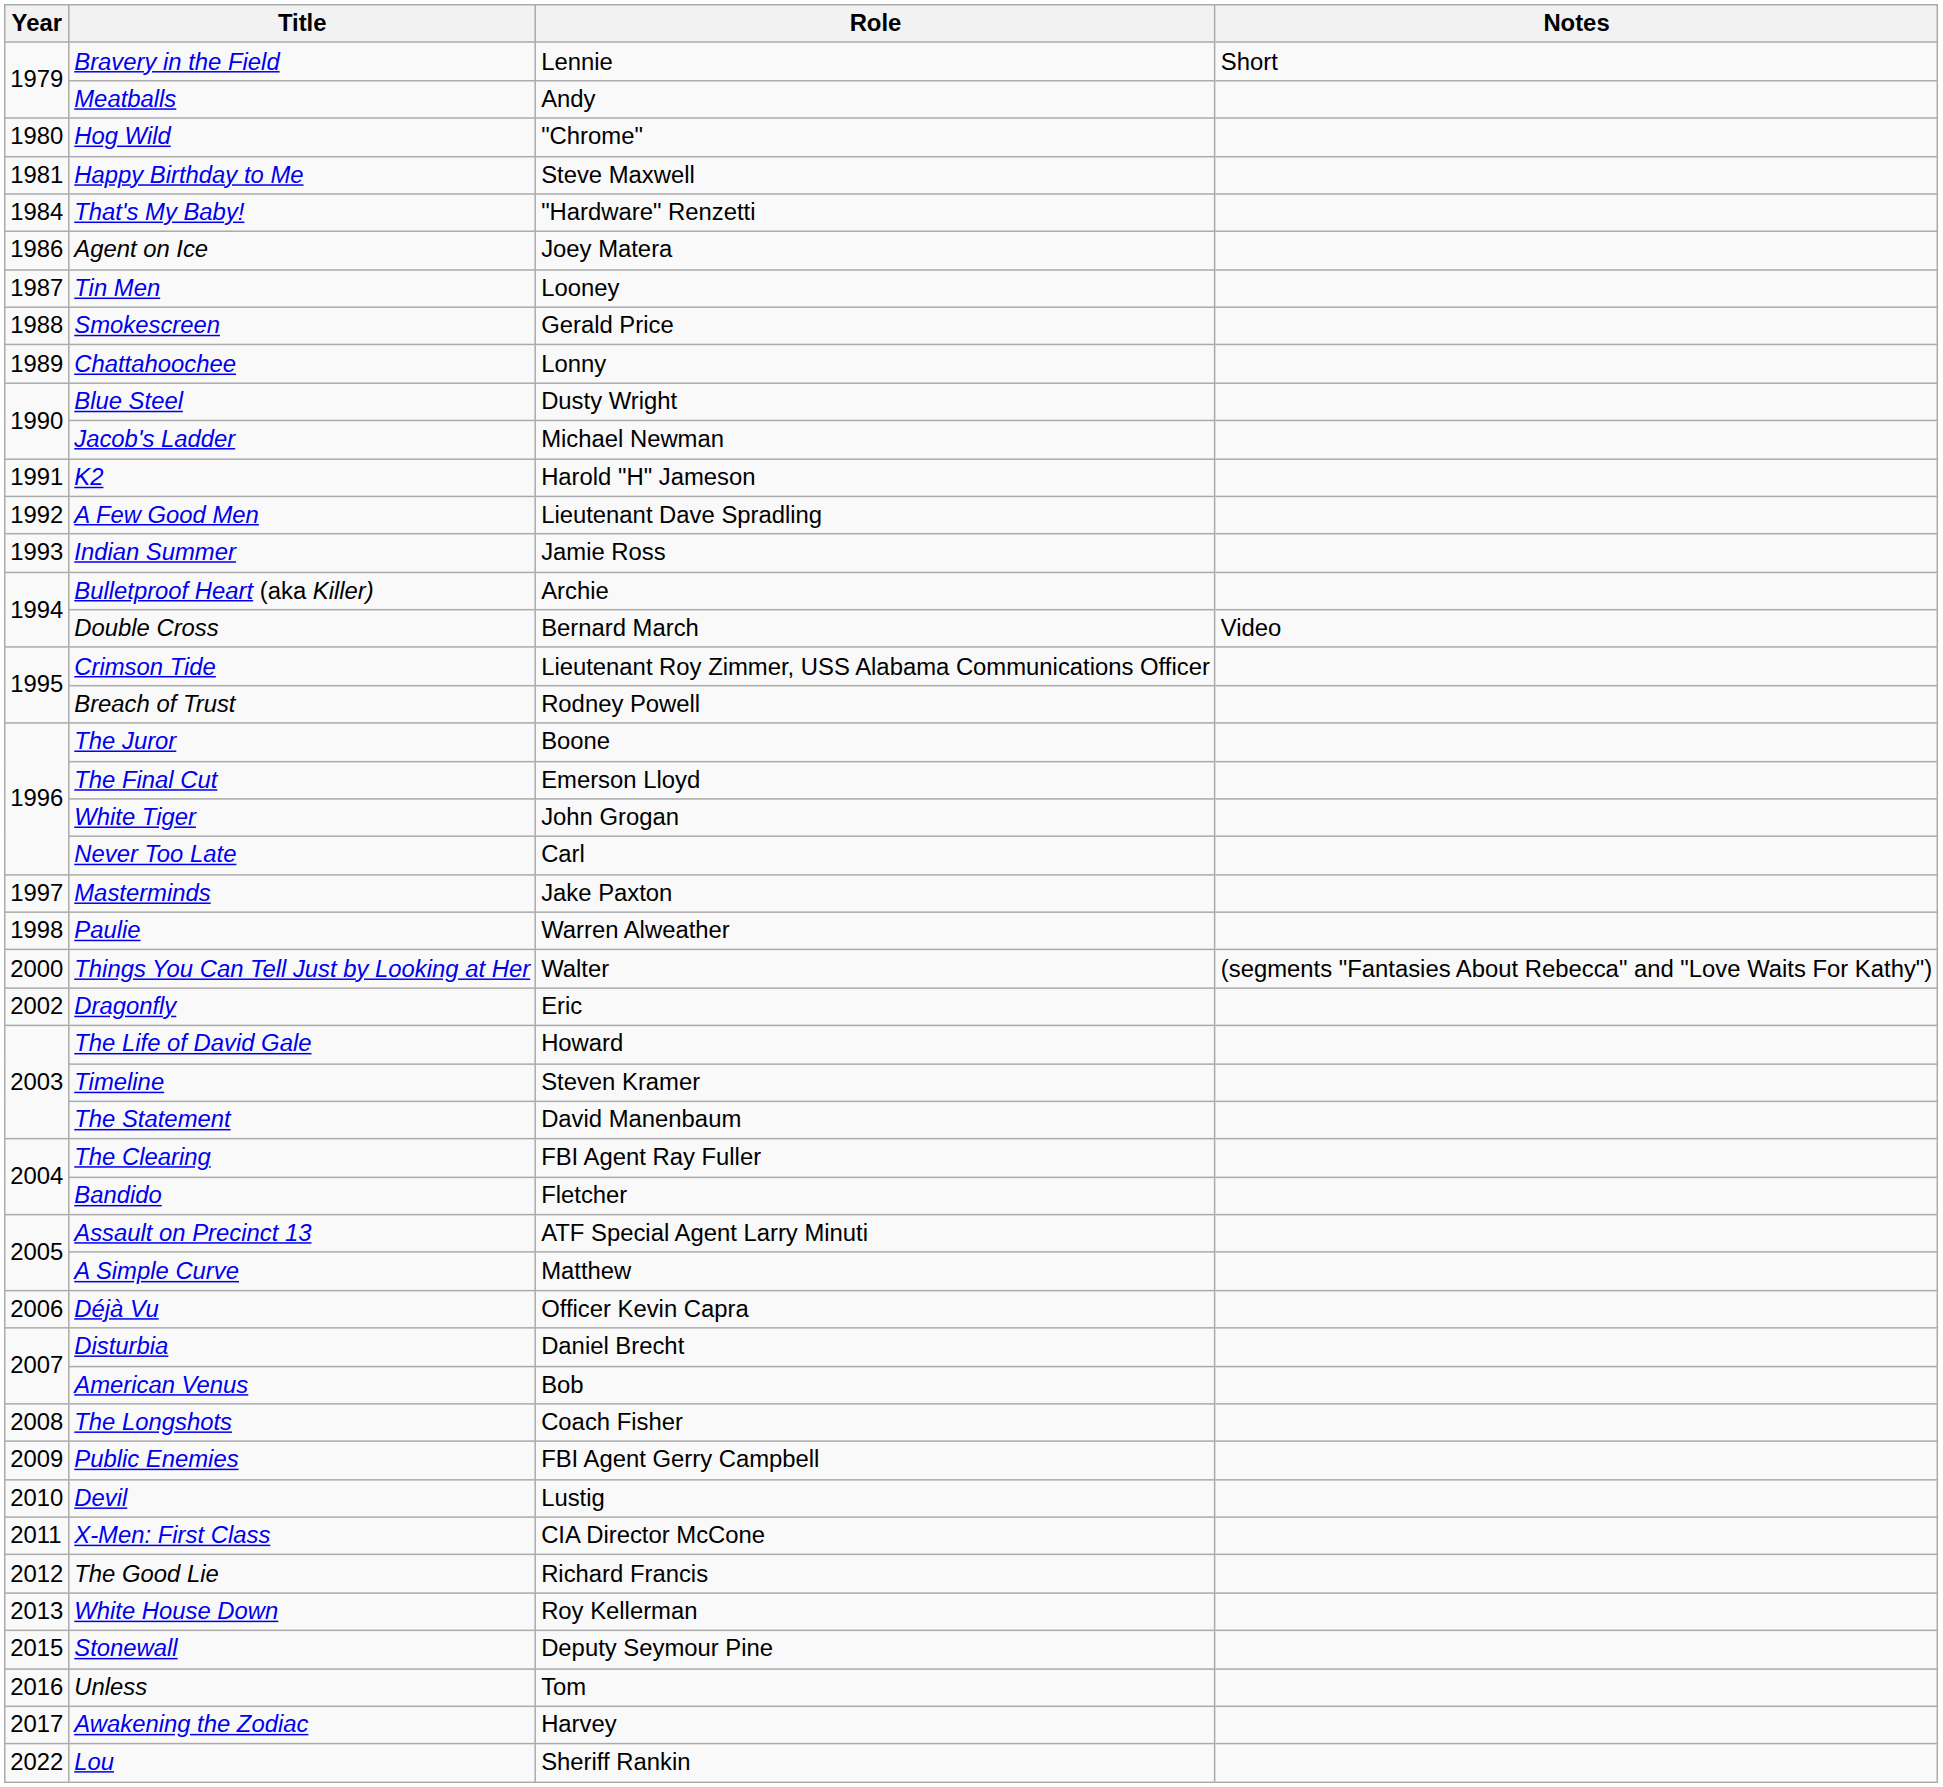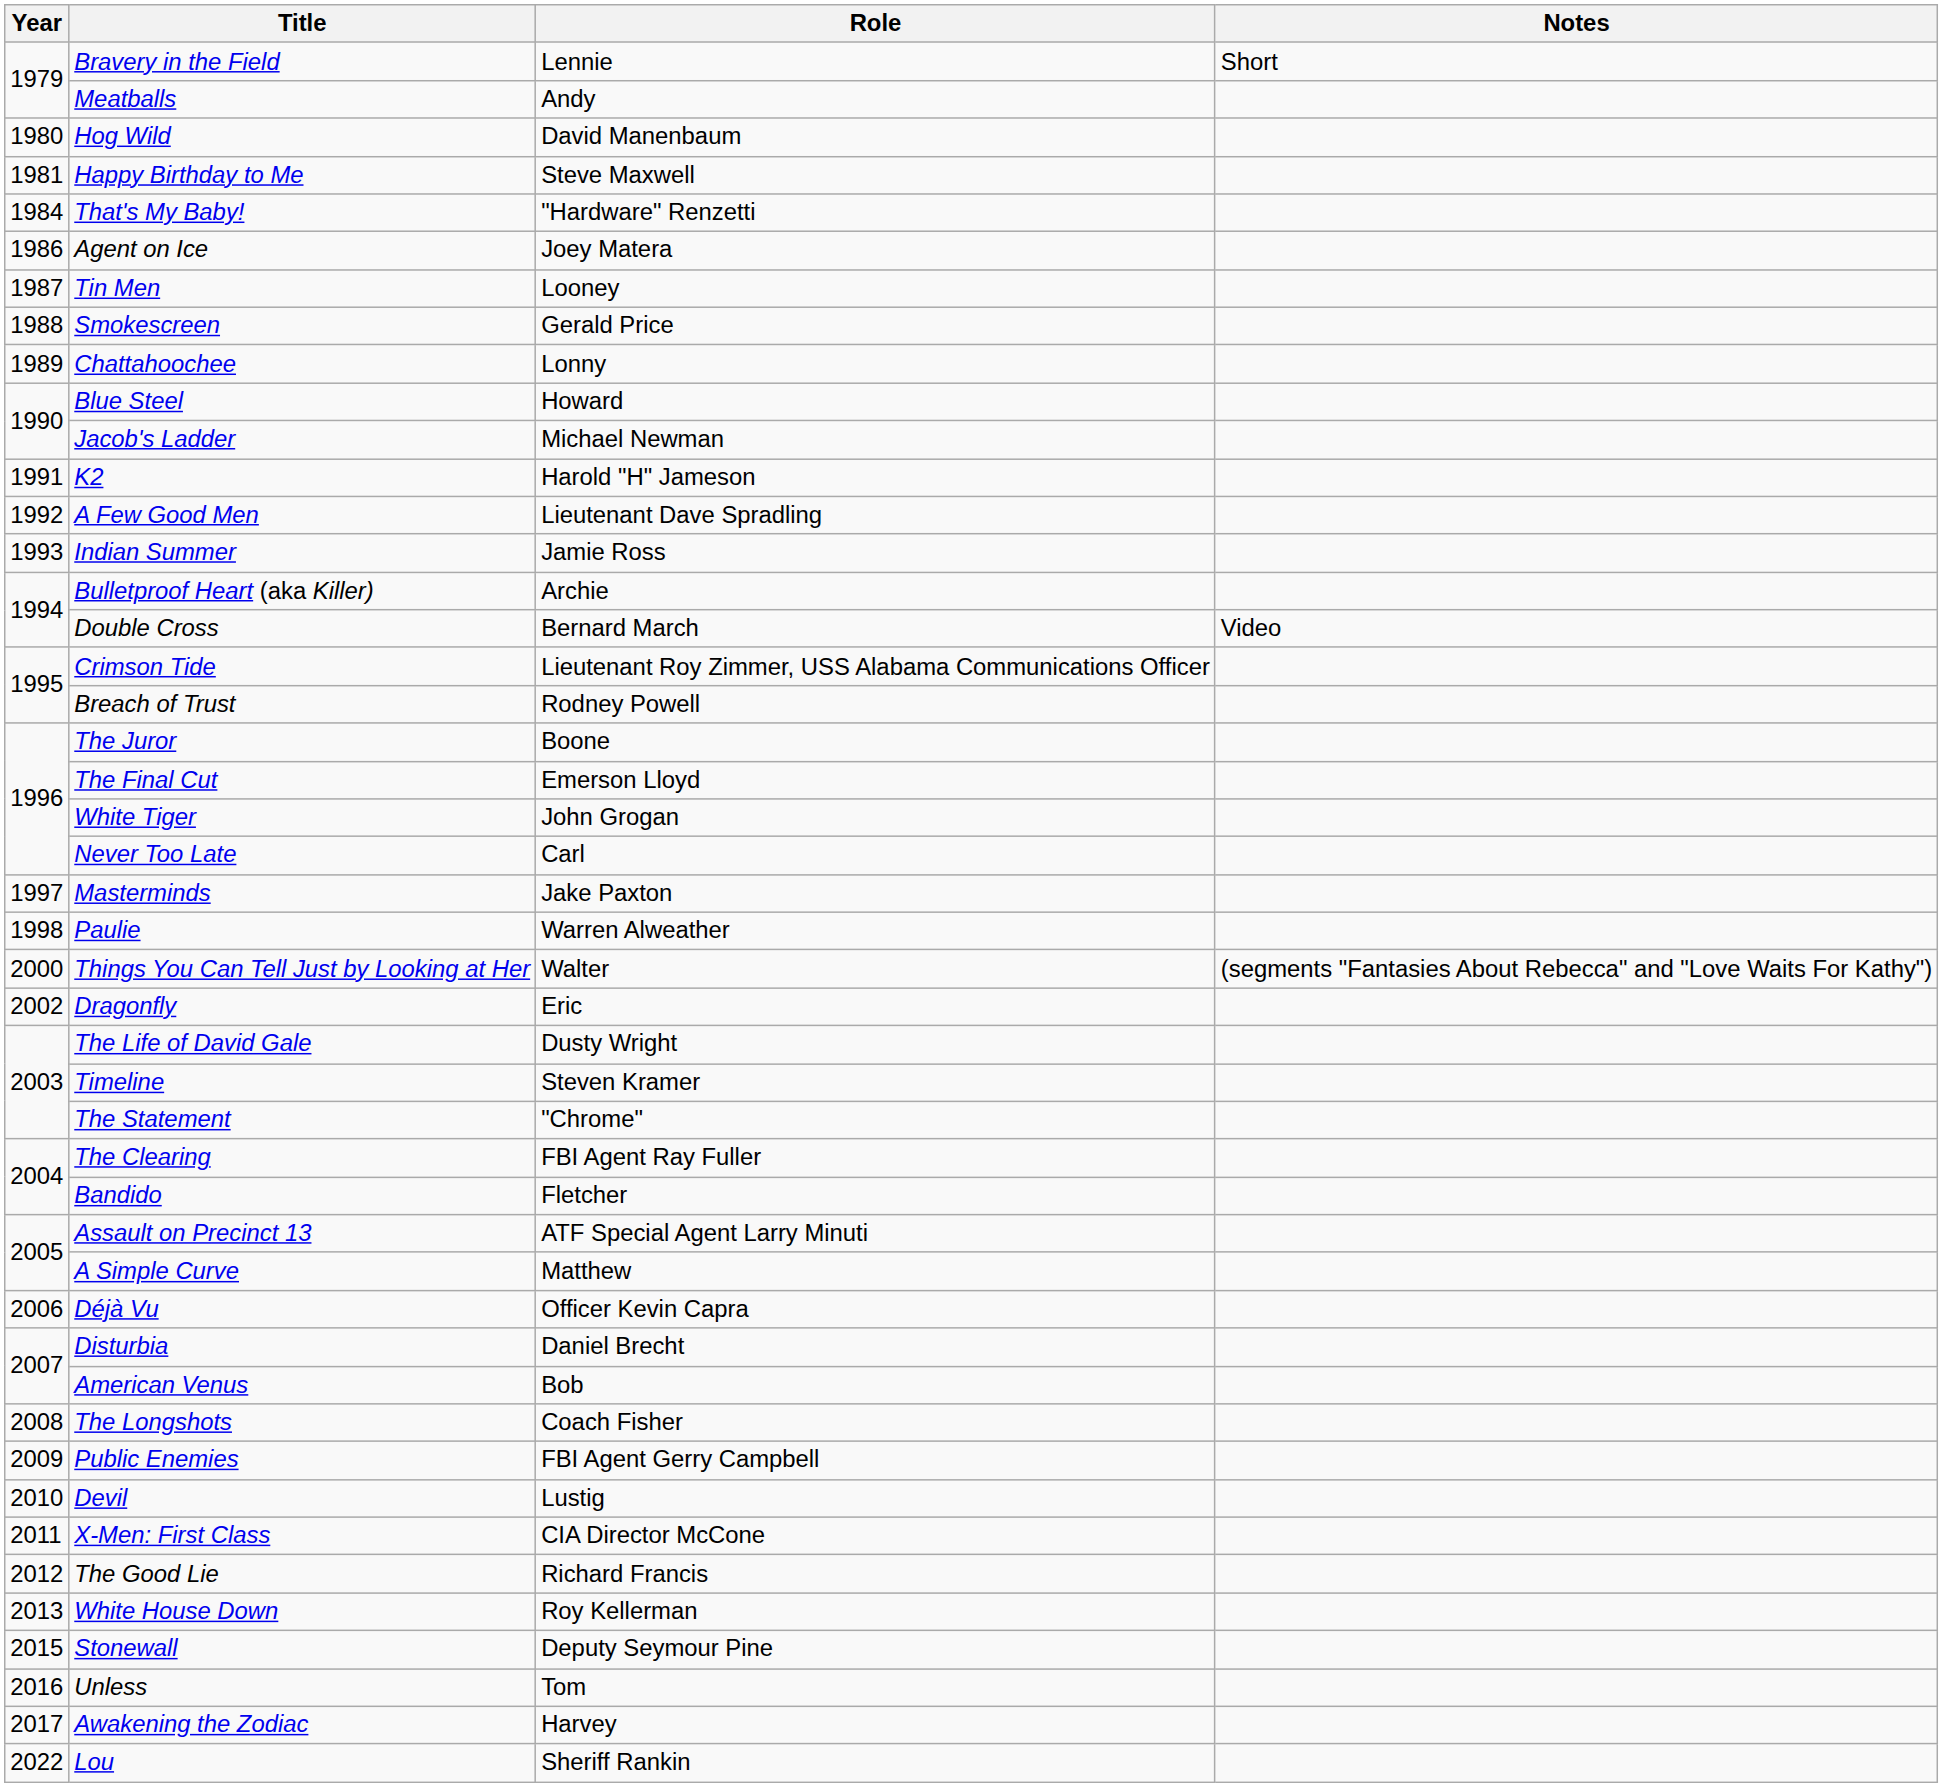(592, 136) "Chrome" -> (641, 136) David Manenbaum
(609, 401) Dusty Wright -> (582, 401) Howard
(582, 1044) Howard -> (609, 1044) Dusty Wright
(641, 1119) David Manenbaum -> (592, 1119) "Chrome"
